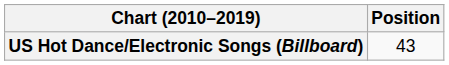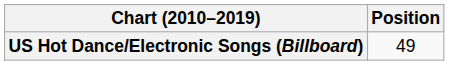(406, 45) 43 -> (406, 45) 49
